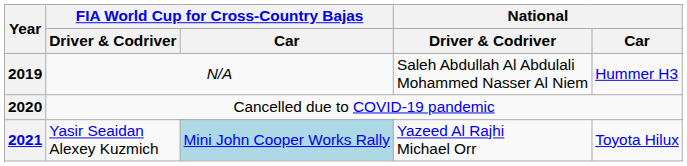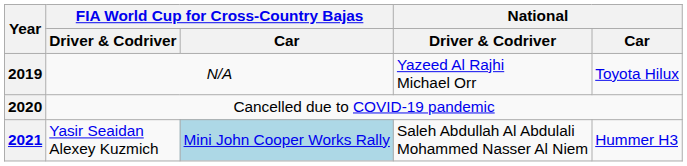(493, 74) Saleh Abdullah Al Abdulali Mohammed Nasser Al Niem -> (451, 74) Yazeed Al Rajhi Michael Orr
(637, 74) Hummer H3 -> (637, 74) Toyota Hilux
(451, 140) Yazeed Al Rajhi Michael Orr -> (493, 140) Saleh Abdullah Al Abdulali Mohammed Nasser Al Niem
(637, 140) Toyota Hilux -> (637, 140) Hummer H3
